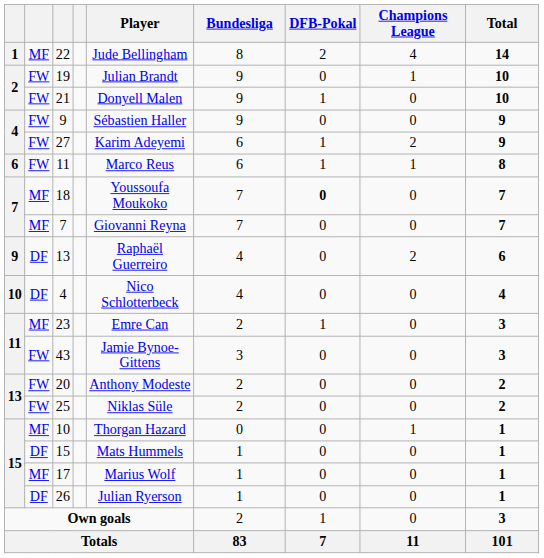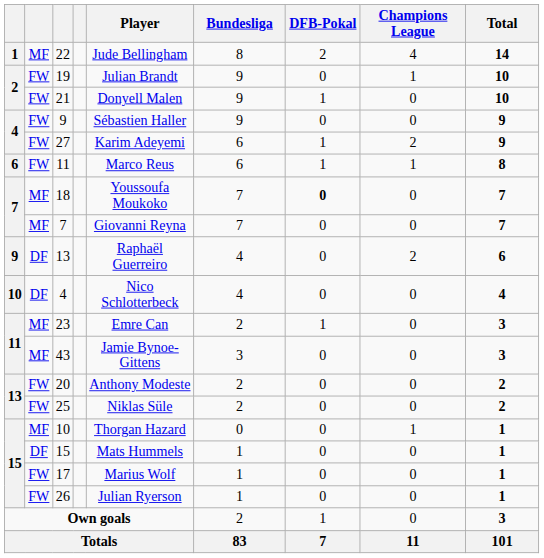(39, 354) FW -> (39, 354) MF
(39, 474) MF -> (39, 474) FW
(39, 496) DF -> (39, 496) FW
